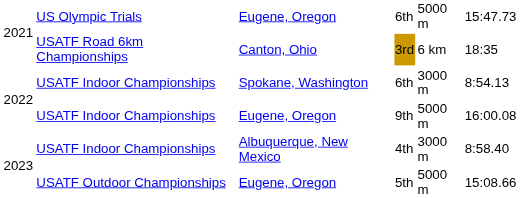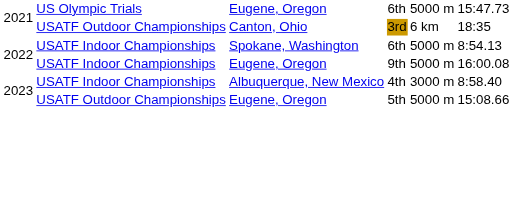(90, 49) USATF Road 6km Championships -> (131, 27) USATF Outdoor Championships
(432, 82) 3000 m -> (432, 45) 5000 m
